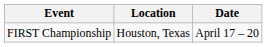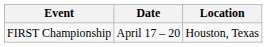columns swapped: (153, 13) <-> (227, 13)
